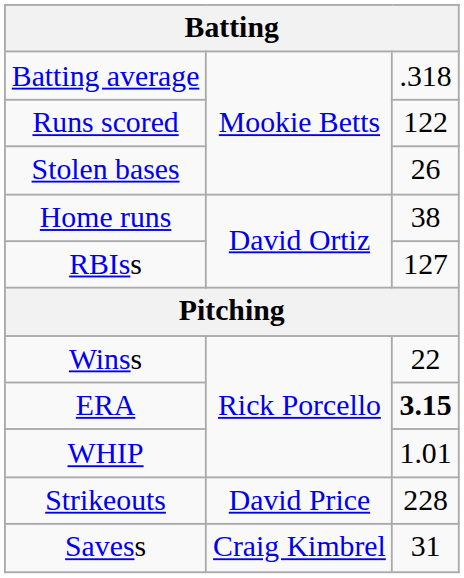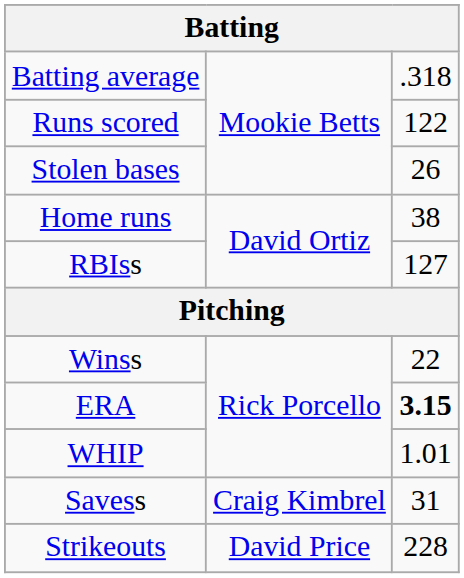rows swapped: (106, 500) <-> (106, 547)
